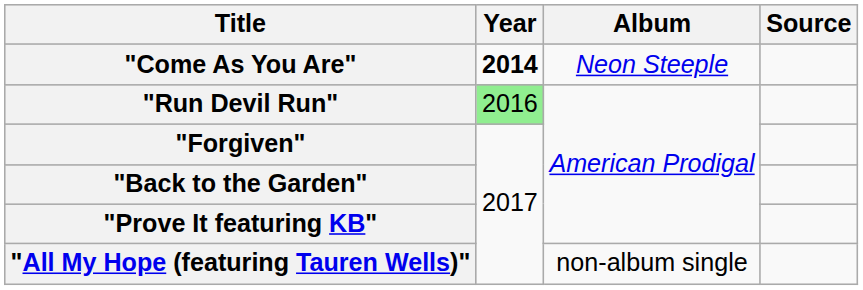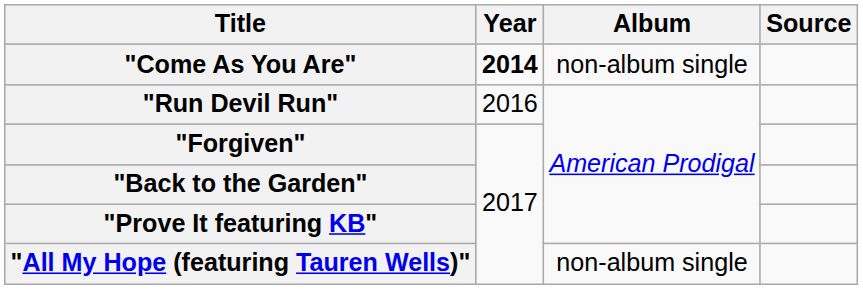(652, 64) Neon Steeple -> (652, 64) non-album single
(510, 104) lightgreen background -> (510, 104) no background
